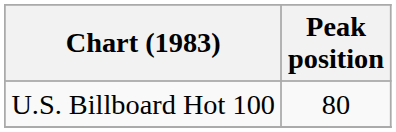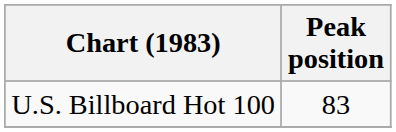(336, 103) 80 -> (336, 103) 83
